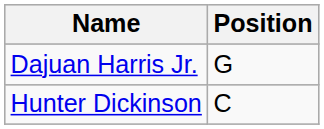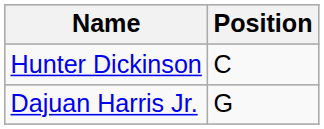rows swapped: (104, 64) <-> (106, 104)
